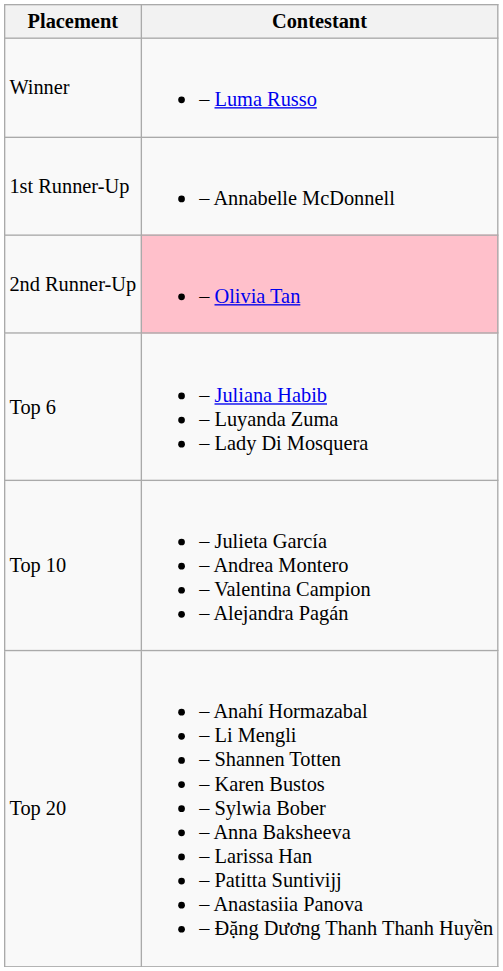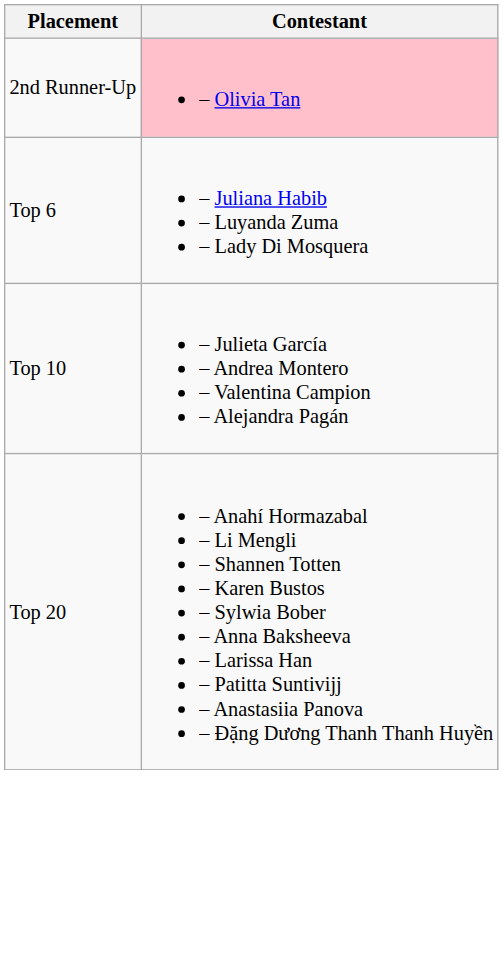- row: (40, 87)
- row: (69, 185)
